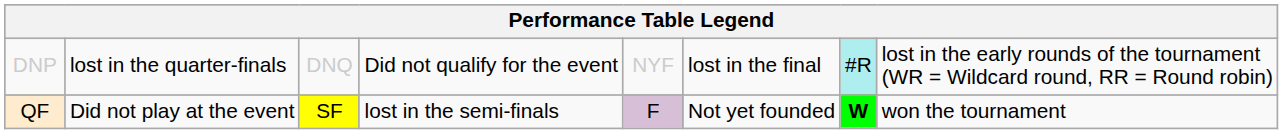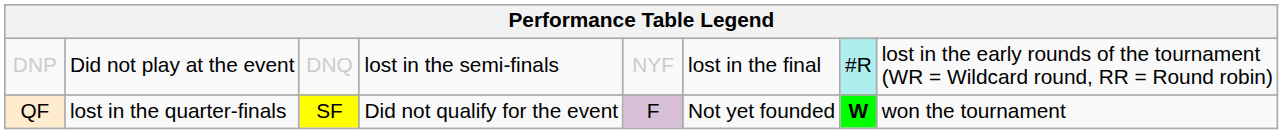(178, 67) lost in the quarter-finals -> (182, 67) Did not play at the event
(491, 67) Did not qualify for the event -> (462, 67) lost in the semi-finals
(182, 112) Did not play at the event -> (178, 112) lost in the quarter-finals
(462, 112) lost in the semi-finals -> (491, 112) Did not qualify for the event
